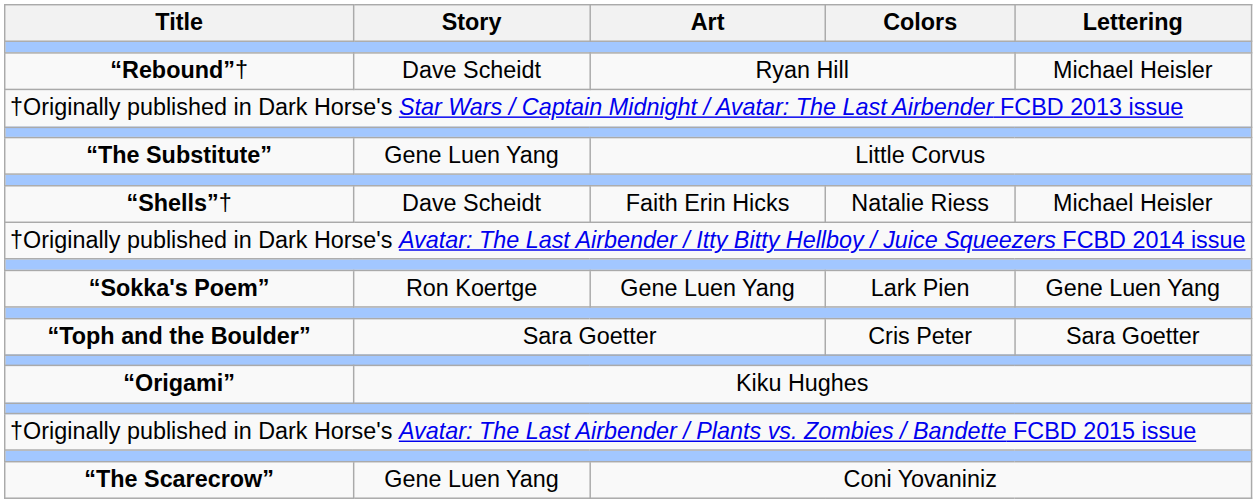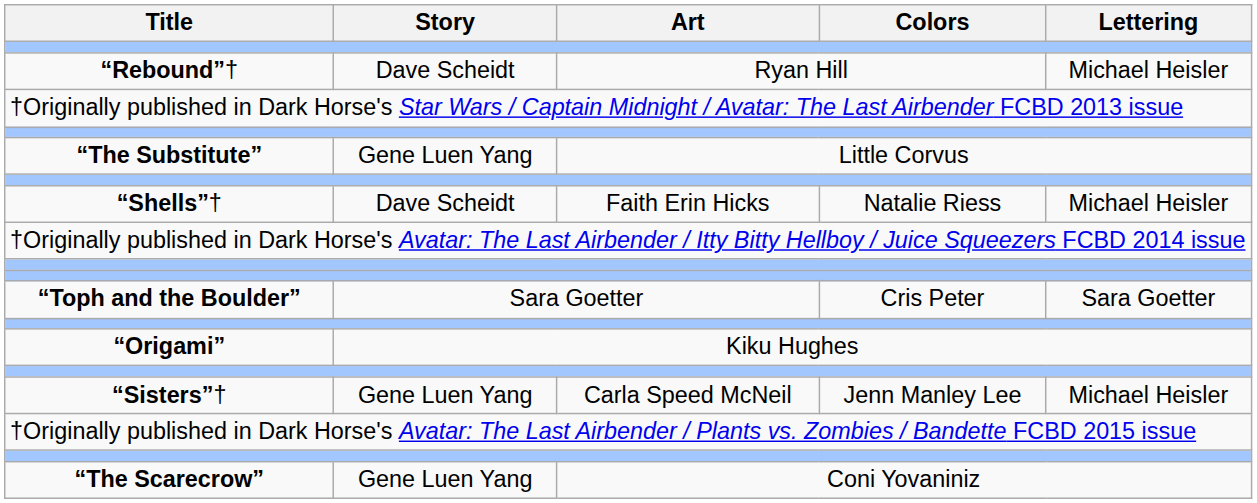- row: (179, 288)
+ row: (169, 394)
